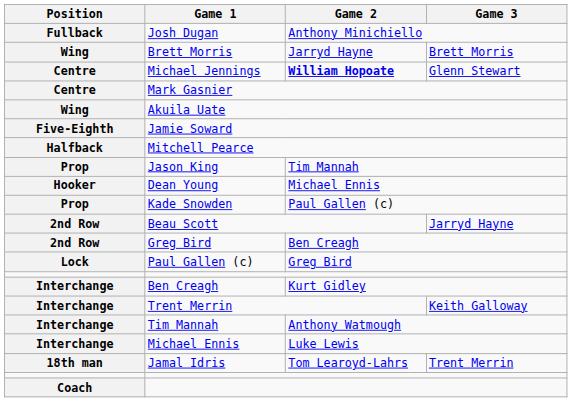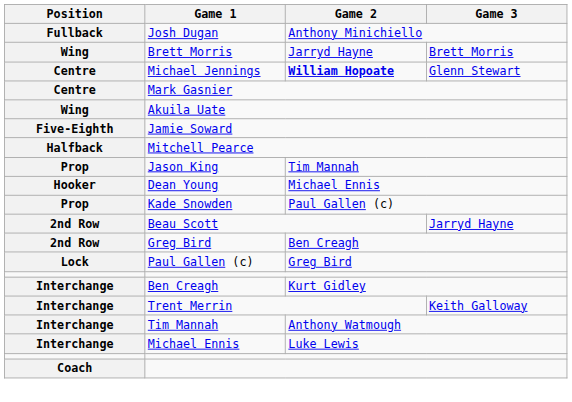- row: (75, 363)
